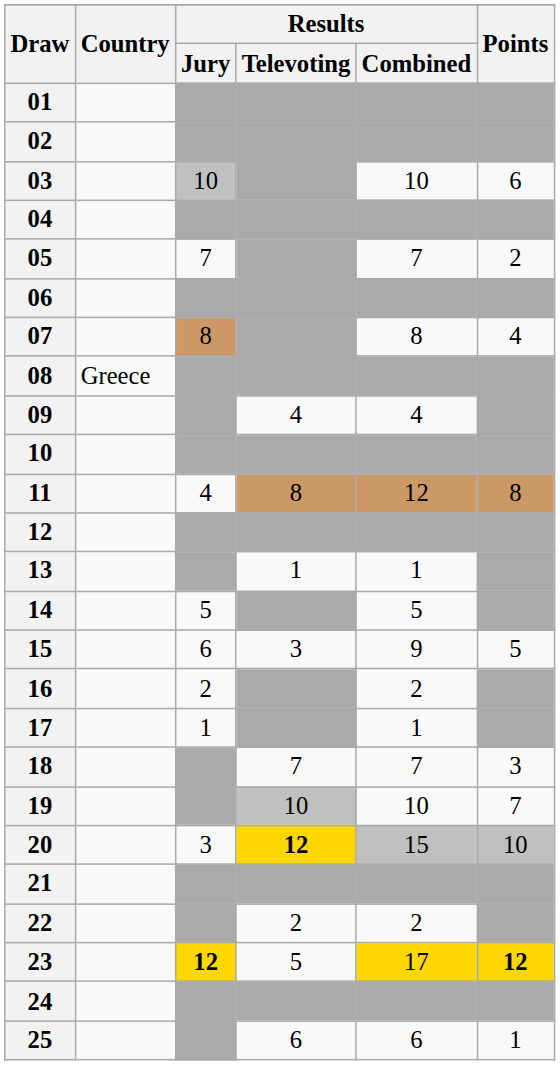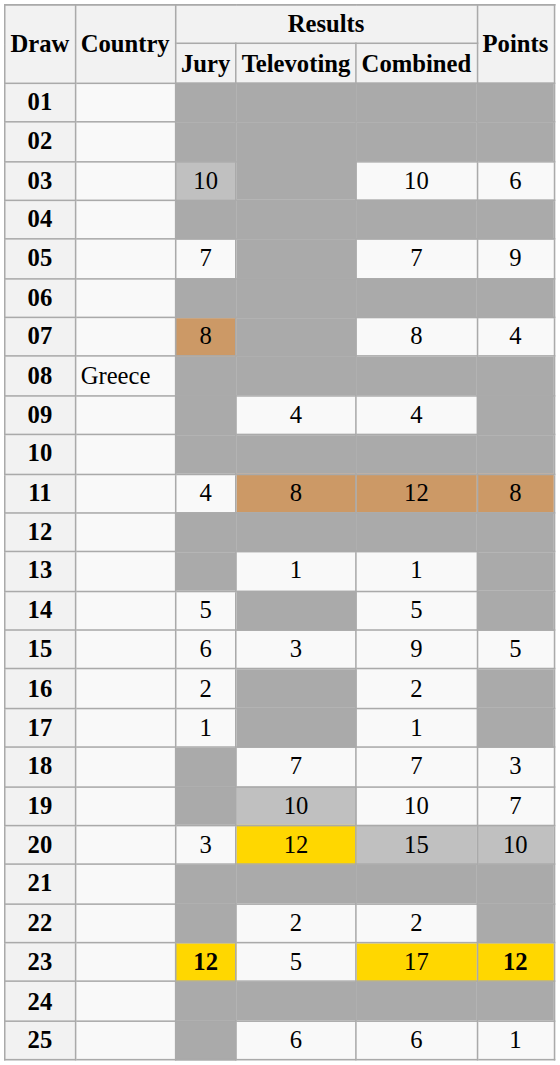(515, 258) 2 -> (515, 258) 9
(296, 844) bold -> (296, 844) normal
